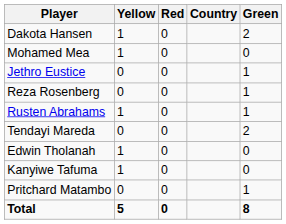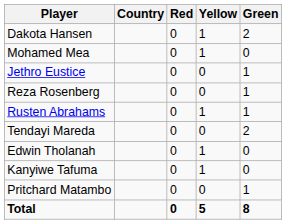columns swapped: (214, 14) <-> (136, 14)
